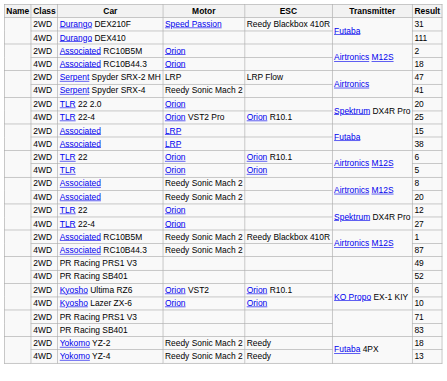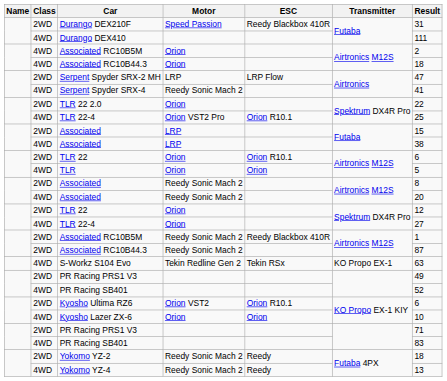(43, 50) 2WD -> (43, 50) 4WD
(419, 104) 20 -> (419, 104) 22
(43, 250) 4WD -> (43, 250) 2WD
+ row: (95, 263)
